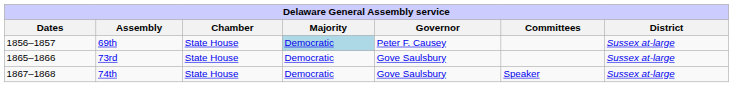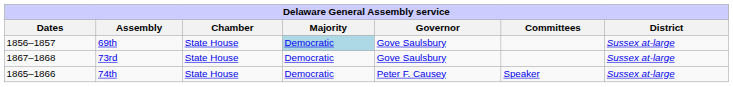(411, 43) Peter F. Causey -> (411, 43) Gove Saulsbury
(31, 58) 1865–1866 -> (31, 58) 1867–1868
(31, 74) 1867–1868 -> (31, 74) 1865–1866
(411, 74) Gove Saulsbury -> (411, 74) Peter F. Causey
